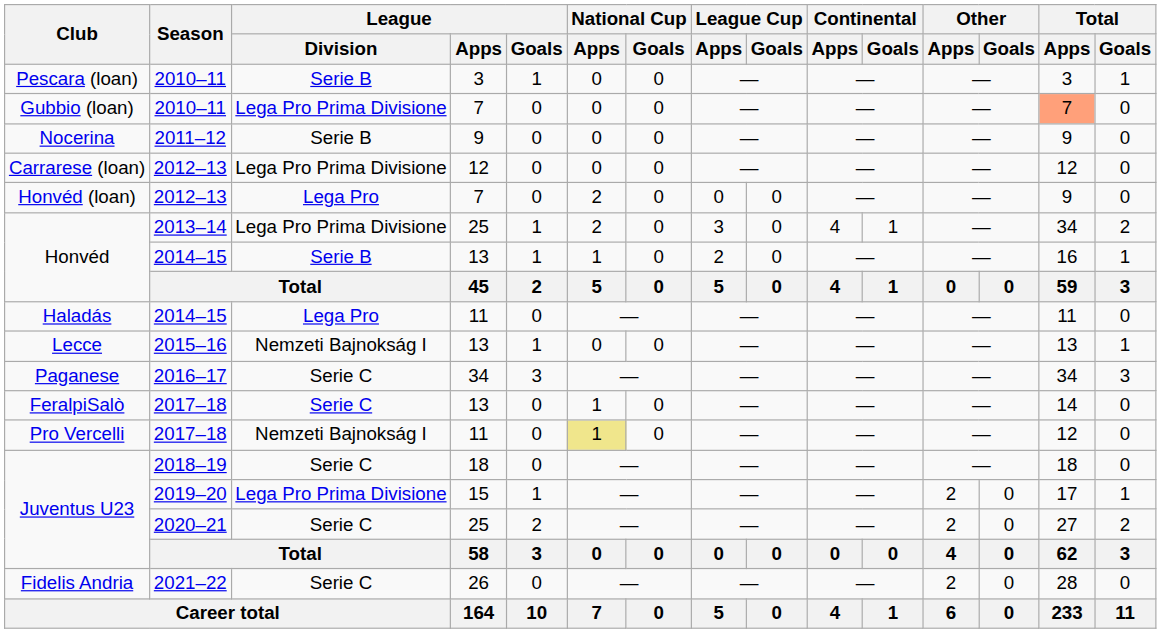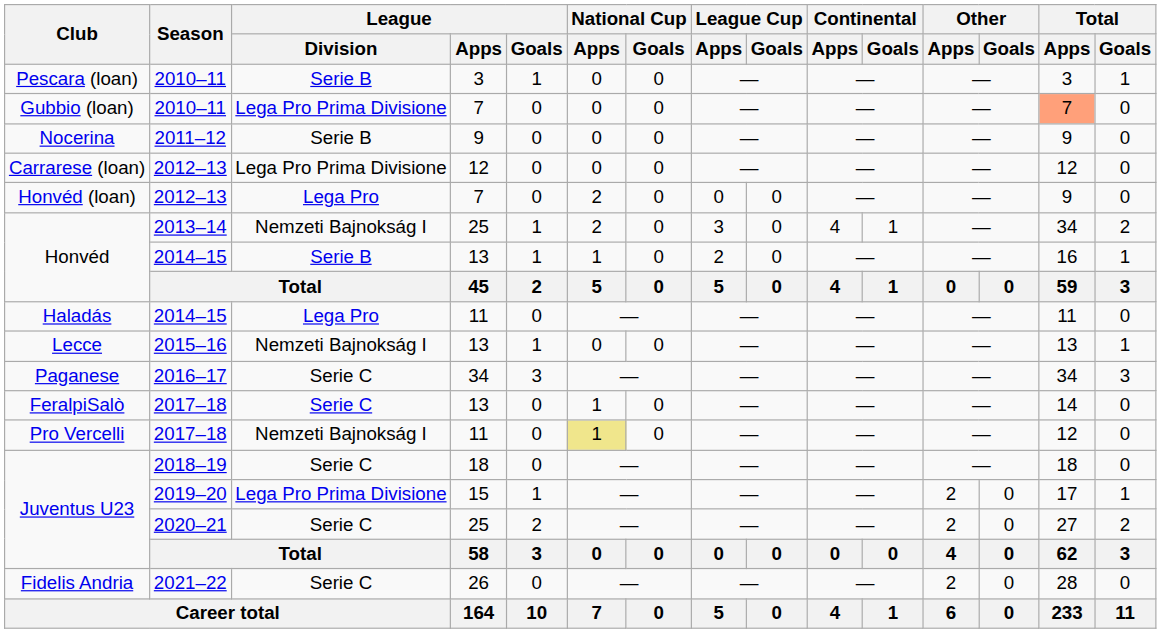(341, 227) Lega Pro Prima Divisione -> (341, 227) Nemzeti Bajnokság I
